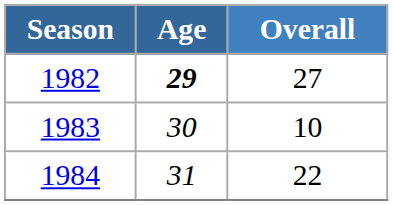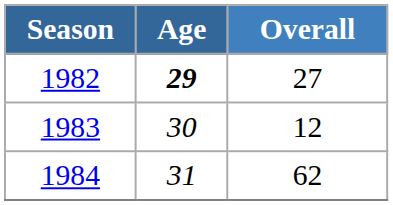(308, 126) 10 -> (308, 126) 12
(308, 175) 22 -> (308, 175) 62
